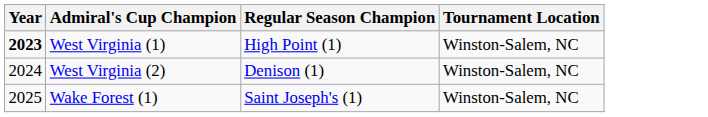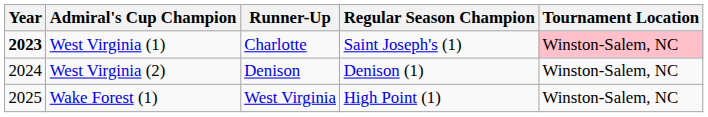+ column: (290, 17)
(293, 44) High Point (1) -> (403, 44) Saint Joseph's (1)
(511, 44) no background -> (610, 44) pink background
(303, 97) Saint Joseph's (1) -> (392, 97) High Point (1)
